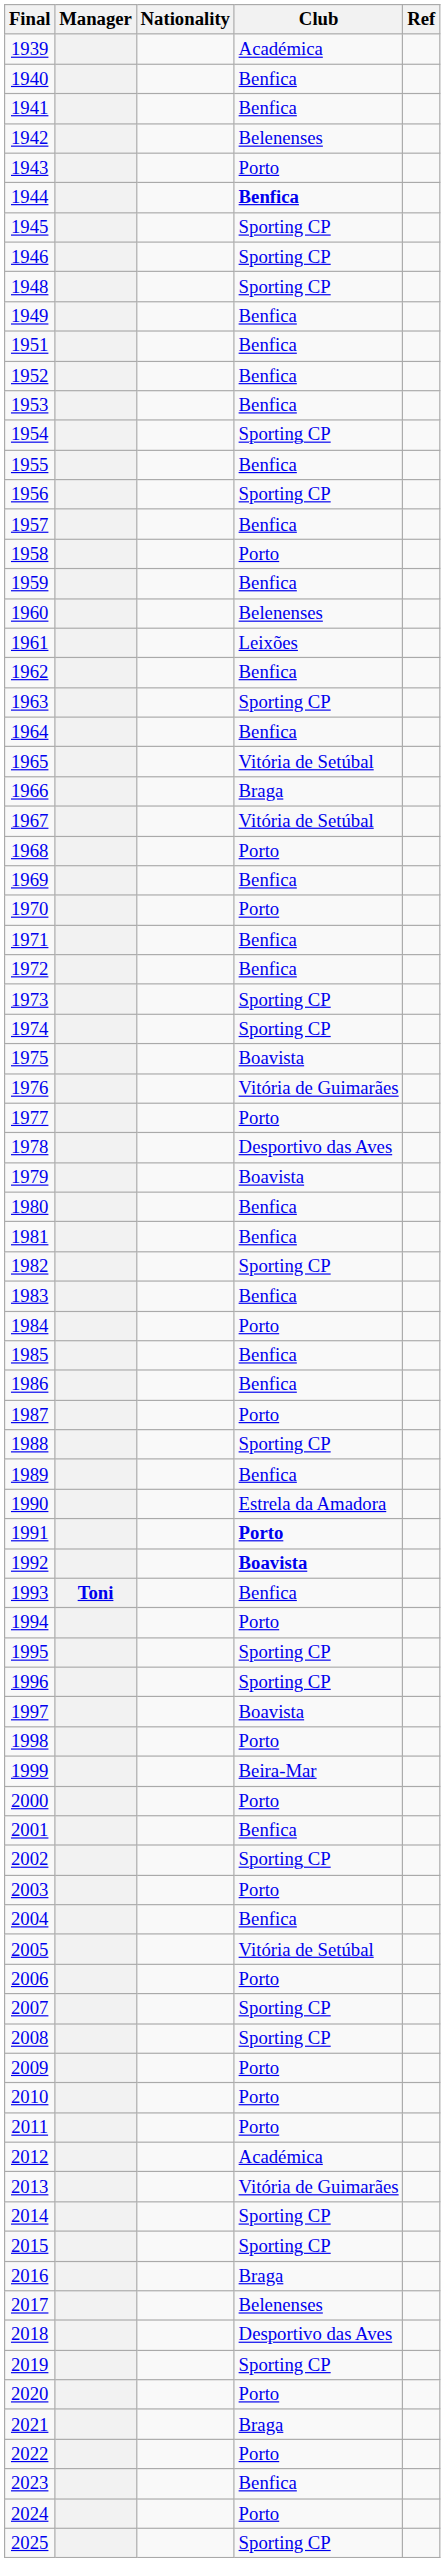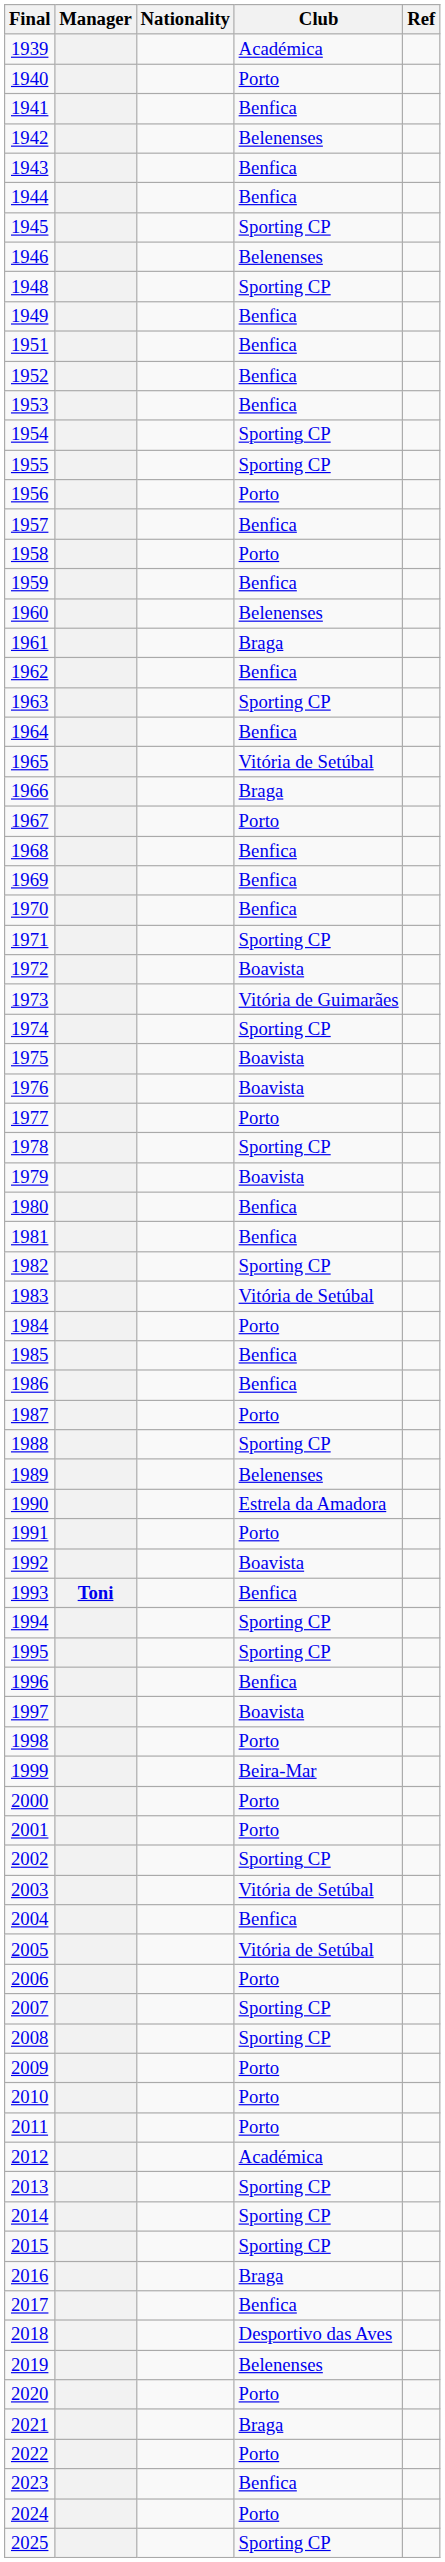(268, 78) Benfica -> (259, 78) Porto
(259, 167) Porto -> (268, 167) Benfica
(269, 197) bold -> (268, 197) normal
(285, 256) Sporting CP -> (281, 256) Belenenses
(268, 464) Benfica -> (285, 464) Sporting CP
(285, 494) Sporting CP -> (259, 494) Porto
(268, 642) Leixões -> (261, 642) Braga
(306, 820) Vitória de Setúbal -> (259, 820) Porto
(259, 850) Porto -> (268, 850) Benfica
(259, 910) Porto -> (268, 910) Benfica
(268, 939) Benfica -> (285, 939) Sporting CP
(268, 969) Benfica -> (271, 969) Boavista
(285, 999) Sporting CP -> (319, 999) Vitória de Guimarães
(319, 1088) Vitória de Guimarães -> (271, 1088) Boavista
(315, 1147) Desportivo das Aves -> (285, 1147) Sporting CP
(268, 1295) Benfica -> (306, 1295) Vitória de Setúbal
(268, 1474) Benfica -> (281, 1474) Belenenses
(261, 1533) bold -> (259, 1533) normal
(273, 1563) bold -> (271, 1563) normal
(259, 1622) Porto -> (285, 1622) Sporting CP
(285, 1681) Sporting CP -> (268, 1681) Benfica
(268, 1830) Benfica -> (259, 1830) Porto
(259, 1889) Porto -> (306, 1889) Vitória de Setúbal
(319, 2186) Vitória de Guimarães -> (285, 2186) Sporting CP
(281, 2305) Belenenses -> (268, 2305) Benfica
(285, 2364) Sporting CP -> (281, 2364) Belenenses
